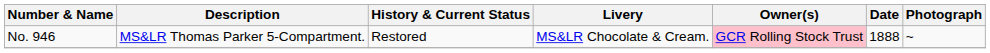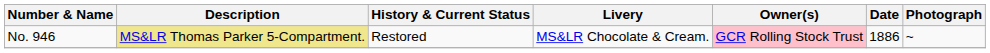(242, 36) no background -> (242, 36) khaki background
(884, 36) 1888 -> (884, 36) 1886
